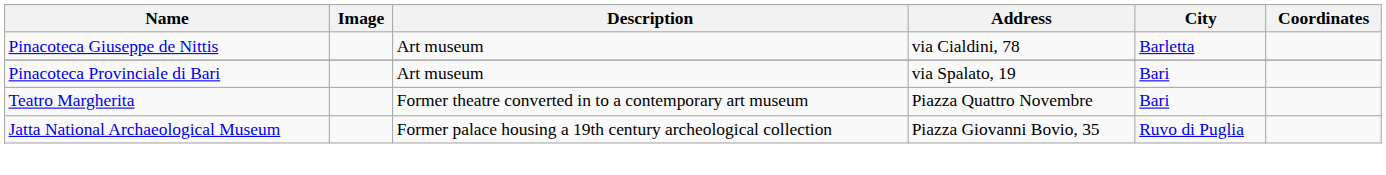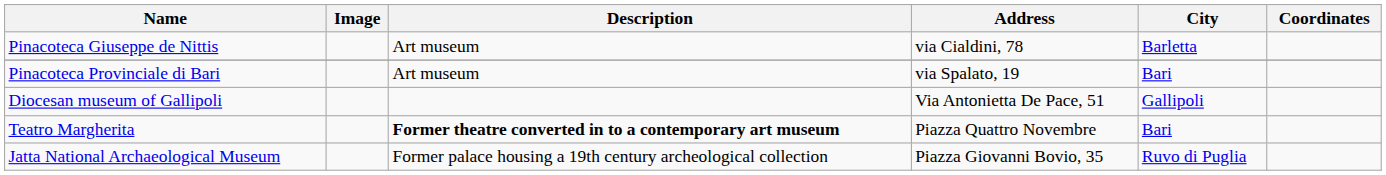+ row: (115, 101)
(603, 101) normal -> (616, 128) bold
